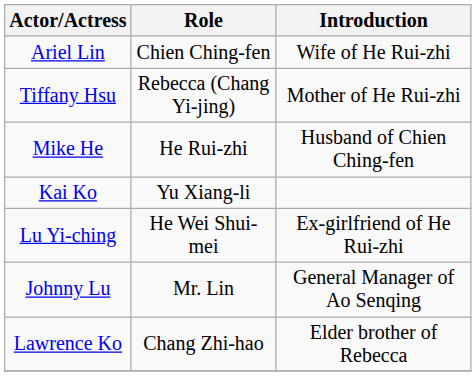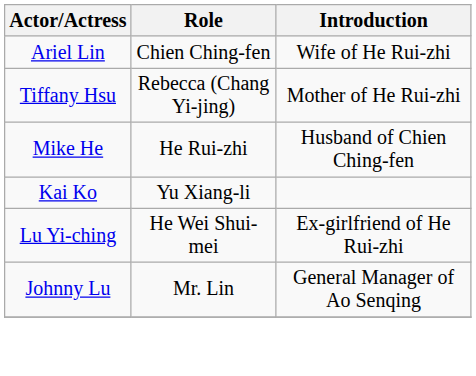- row: (68, 343)
